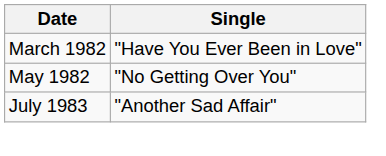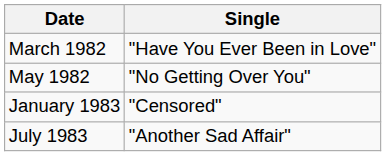+ row: (65, 106)
